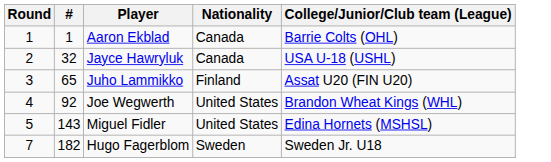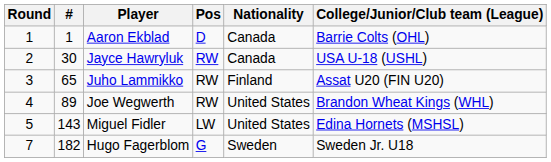+ column: (208, 15)
(69, 59) 32 -> (69, 59) 30
(69, 102) 92 -> (69, 102) 89
